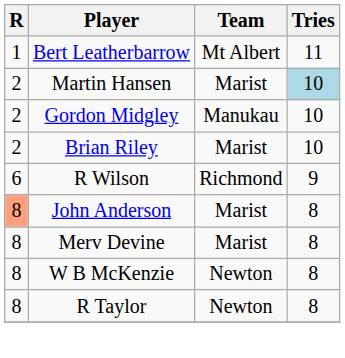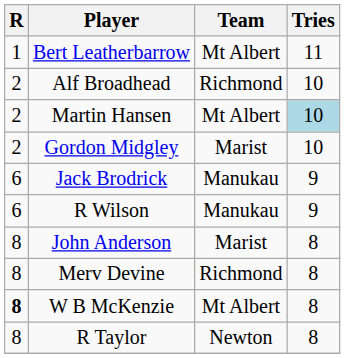+ row: (111, 83)
(241, 83) Marist -> (241, 115) Mt Albert
(241, 115) Manukau -> (241, 147) Marist
- row: (111, 147)
+ row: (111, 178)
(241, 178) Richmond -> (241, 210) Manukau
(16, 210) lightsalmon background -> (16, 242) no background
(241, 242) Marist -> (241, 274) Richmond
(16, 274) normal -> (16, 305) bold
(241, 274) Newton -> (241, 305) Mt Albert
